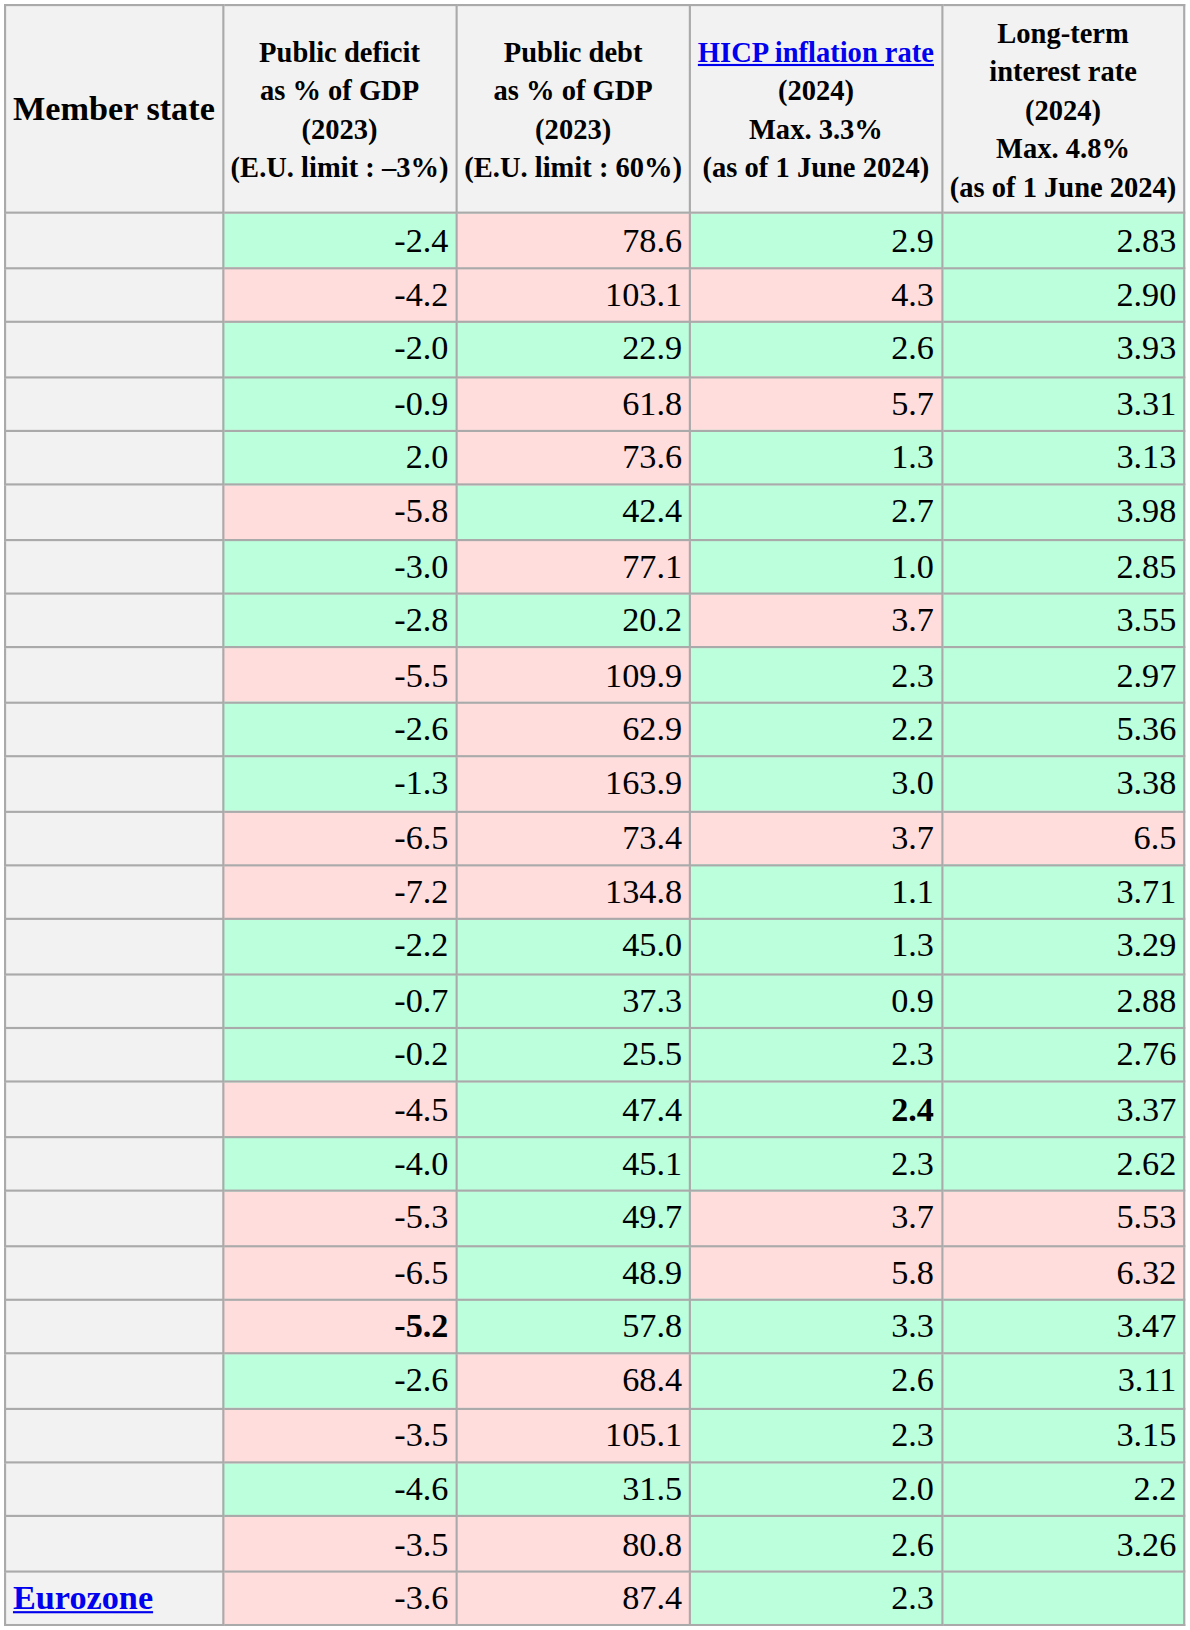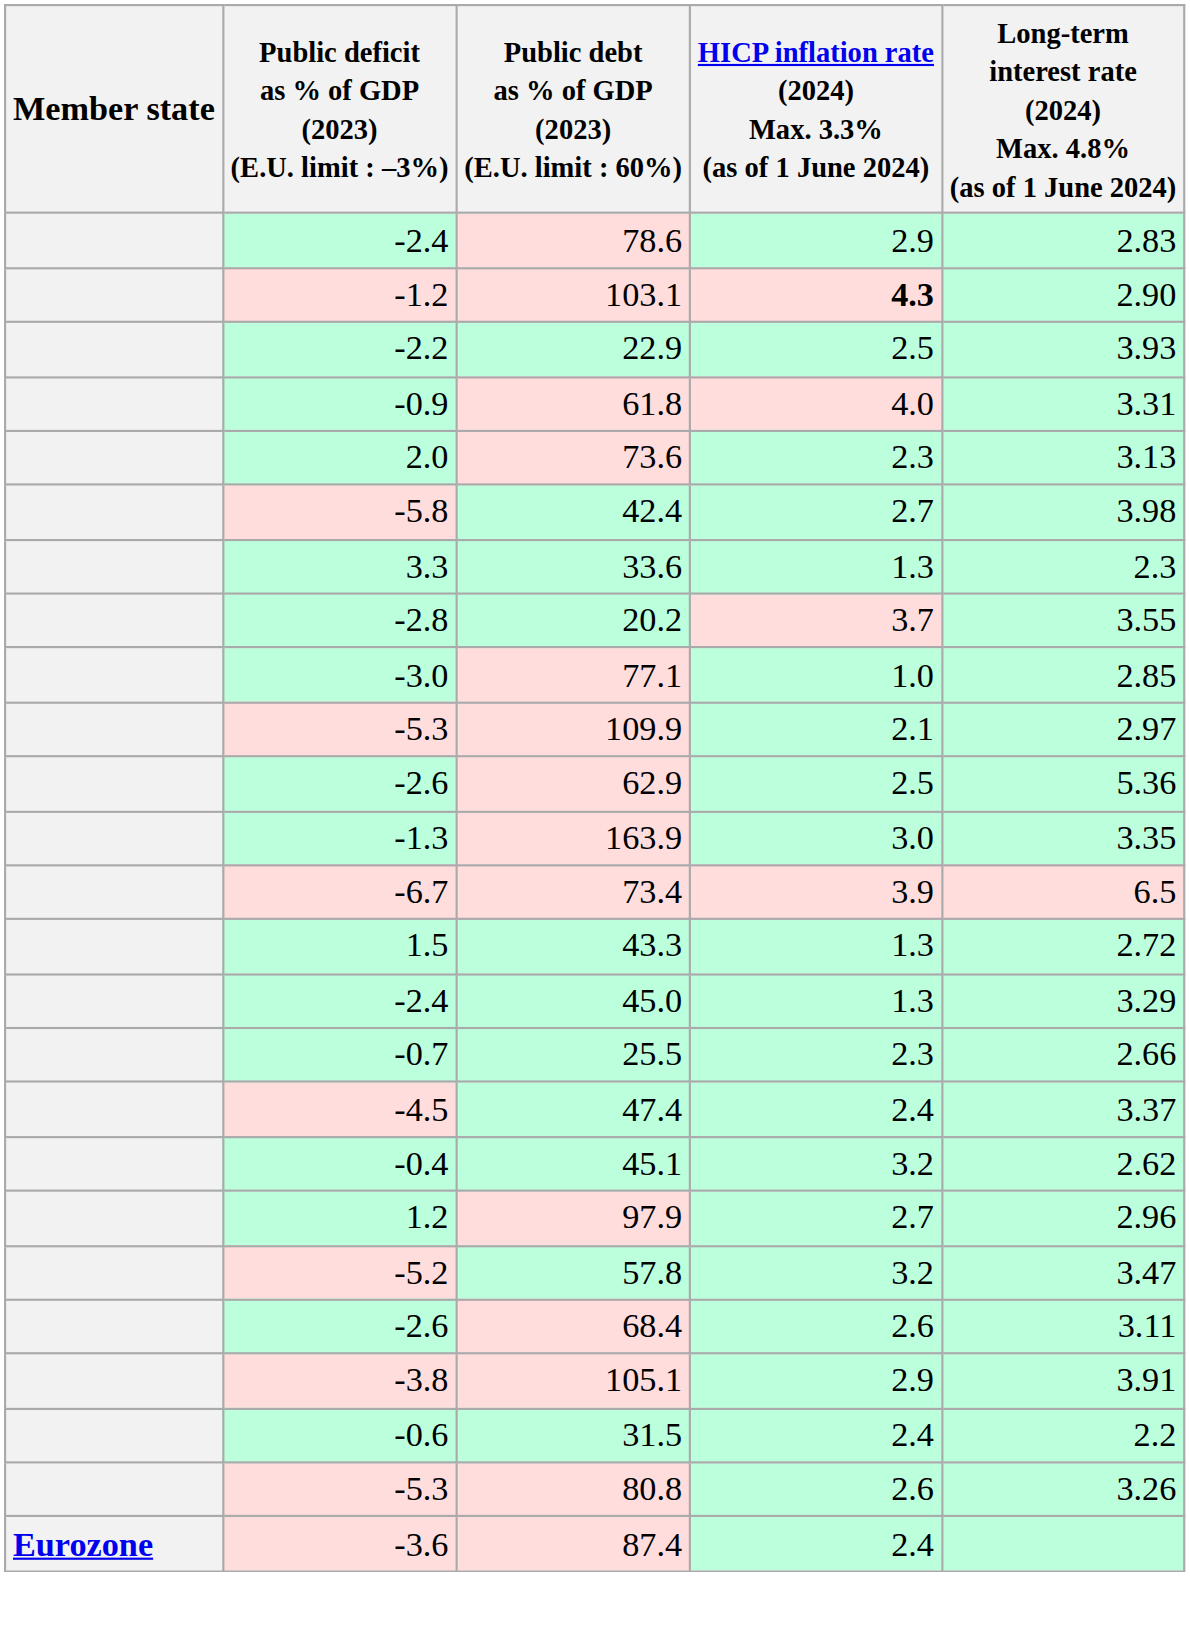(421, 294) -4.2 -> (421, 294) -1.2
(913, 294) normal -> (913, 294) bold
(421, 348) -2.0 -> (421, 348) -2.2
(913, 348) 2.6 -> (913, 348) 2.5
(913, 402) 5.7 -> (913, 402) 4.0
(913, 457) 1.3 -> (913, 457) 2.3
+ row: (652, 565)
rows swapped: (652, 620) <-> (652, 565)
(421, 674) -5.5 -> (421, 728) -5.3
(913, 674) 2.3 -> (913, 728) 2.1
(913, 728) 2.2 -> (913, 783) 2.5
(1146, 783) 3.38 -> (1146, 837) 3.35
(421, 837) -6.5 -> (421, 891) -6.7
(913, 837) 3.7 -> (913, 891) 3.9
+ row: (652, 945)
- row: (644, 891)
(421, 945) -2.2 -> (421, 1000) -2.4
- row: (652, 1000)
(421, 1054) -0.2 -> (421, 1054) -0.7
(1146, 1054) 2.76 -> (1146, 1054) 2.66
(913, 1108) bold -> (913, 1108) normal
(421, 1163) -4.0 -> (421, 1163) -0.4
(913, 1163) 2.3 -> (913, 1163) 3.2
- row: (652, 1217)
+ row: (652, 1217)
- row: (652, 1271)
(421, 1326) bold -> (421, 1271) normal
(913, 1326) 3.3 -> (913, 1271) 3.2
(421, 1434) -3.5 -> (421, 1380) -3.8
(913, 1434) 2.3 -> (913, 1380) 2.9
(1146, 1434) 3.15 -> (1146, 1380) 3.91
(421, 1488) -4.6 -> (421, 1434) -0.6
(913, 1488) 2.0 -> (913, 1434) 2.4
(421, 1543) -3.5 -> (421, 1488) -5.3
(913, 1597) 2.3 -> (913, 1543) 2.4
